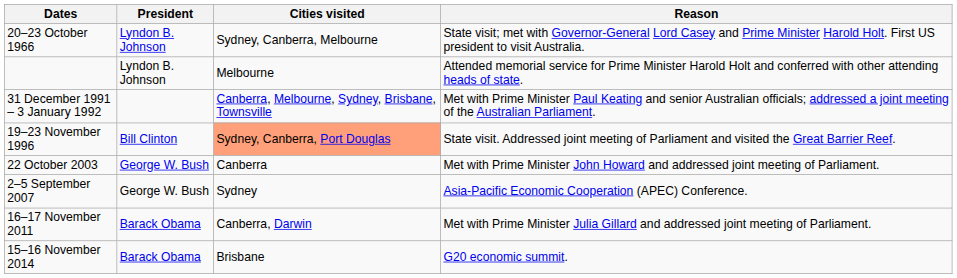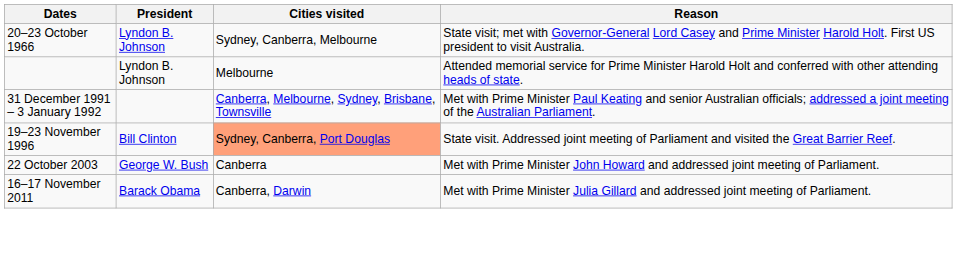- row: (49, 191)
- row: (54, 257)
